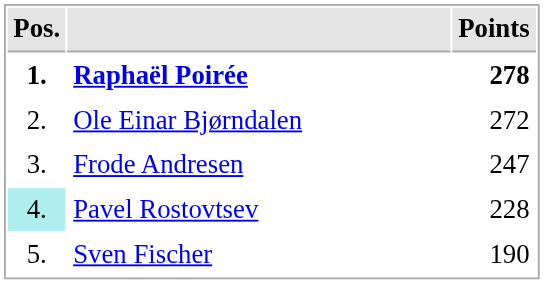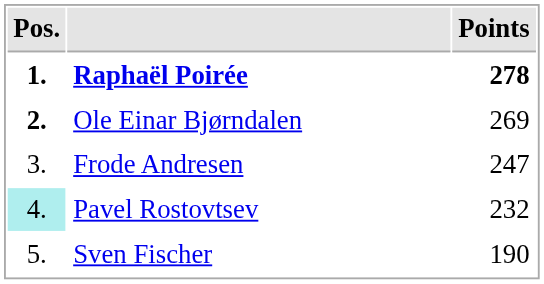(37, 119) normal -> (37, 119) bold
(510, 119) 272 -> (510, 119) 269
(510, 209) 228 -> (510, 209) 232
